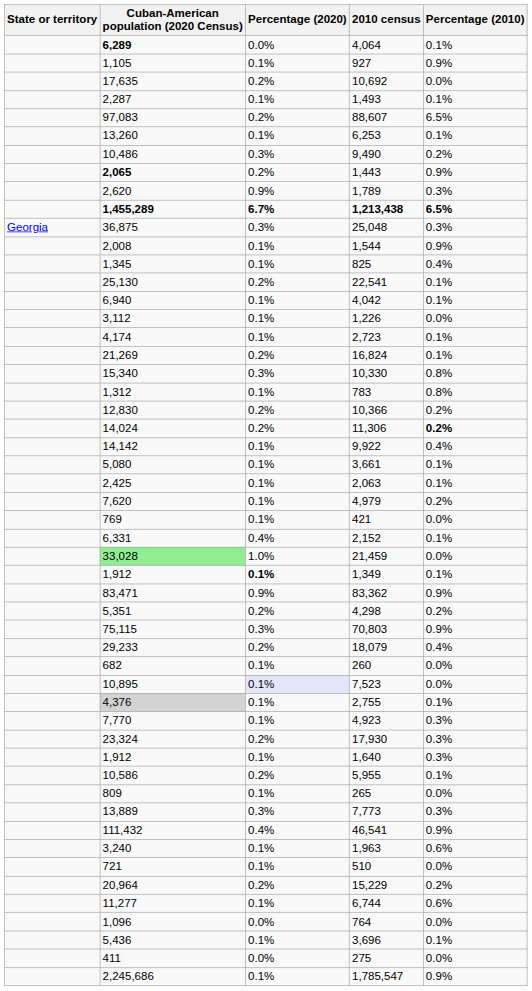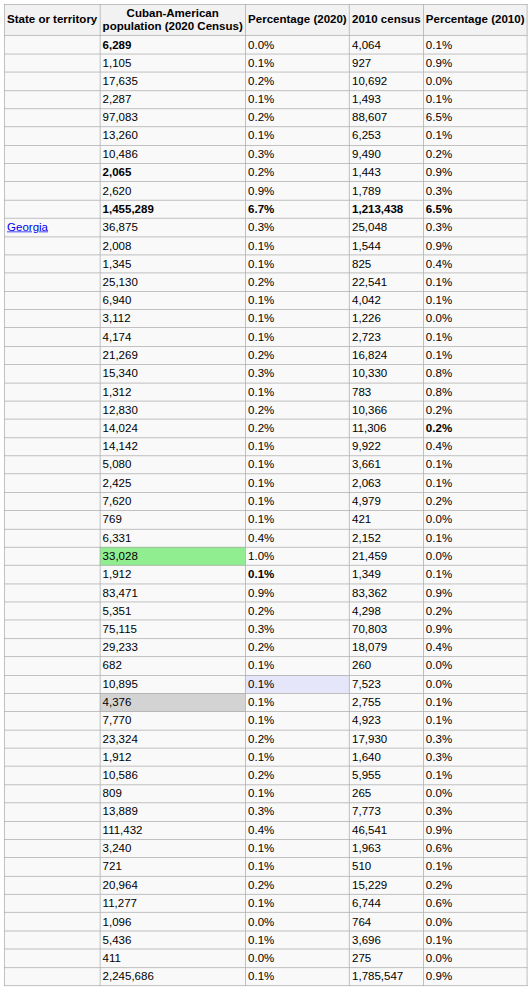(439, 720) 0.3% -> (439, 720) 0.1%
(439, 867) 0.0% -> (439, 867) 0.1%
